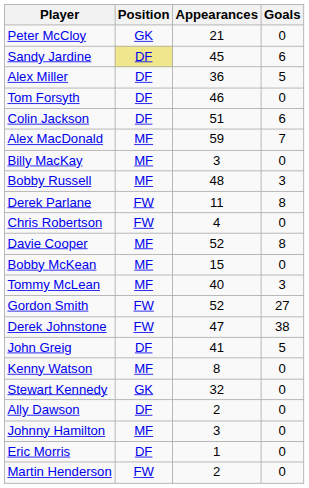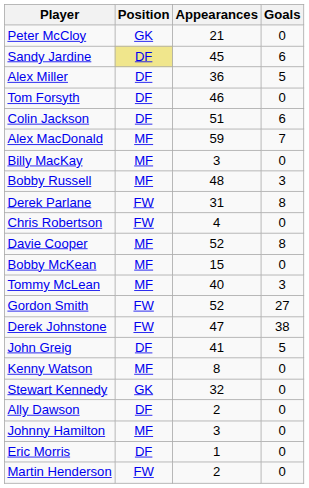(217, 202) 11 -> (217, 202) 31
